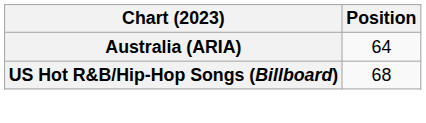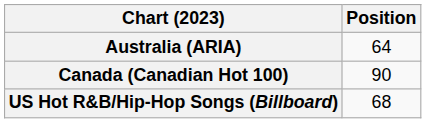+ row: (173, 74)
